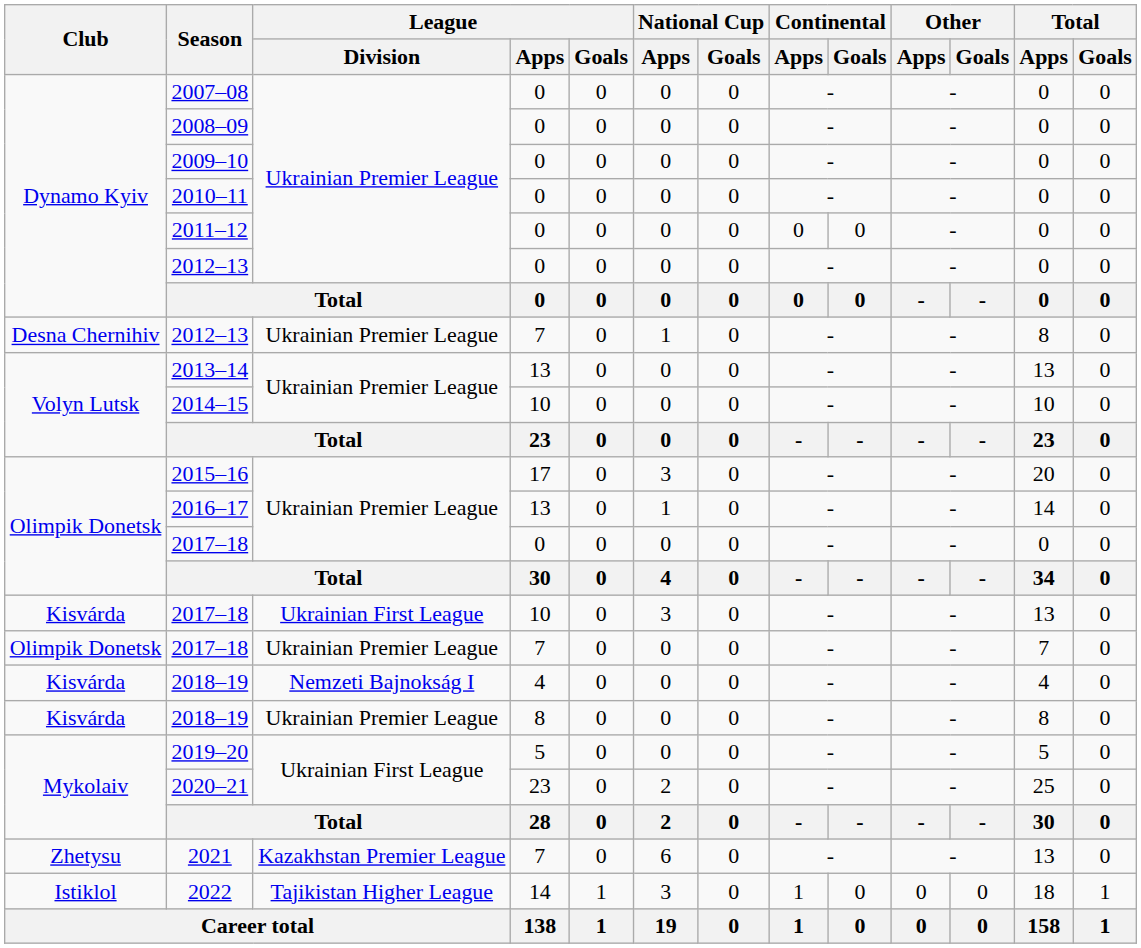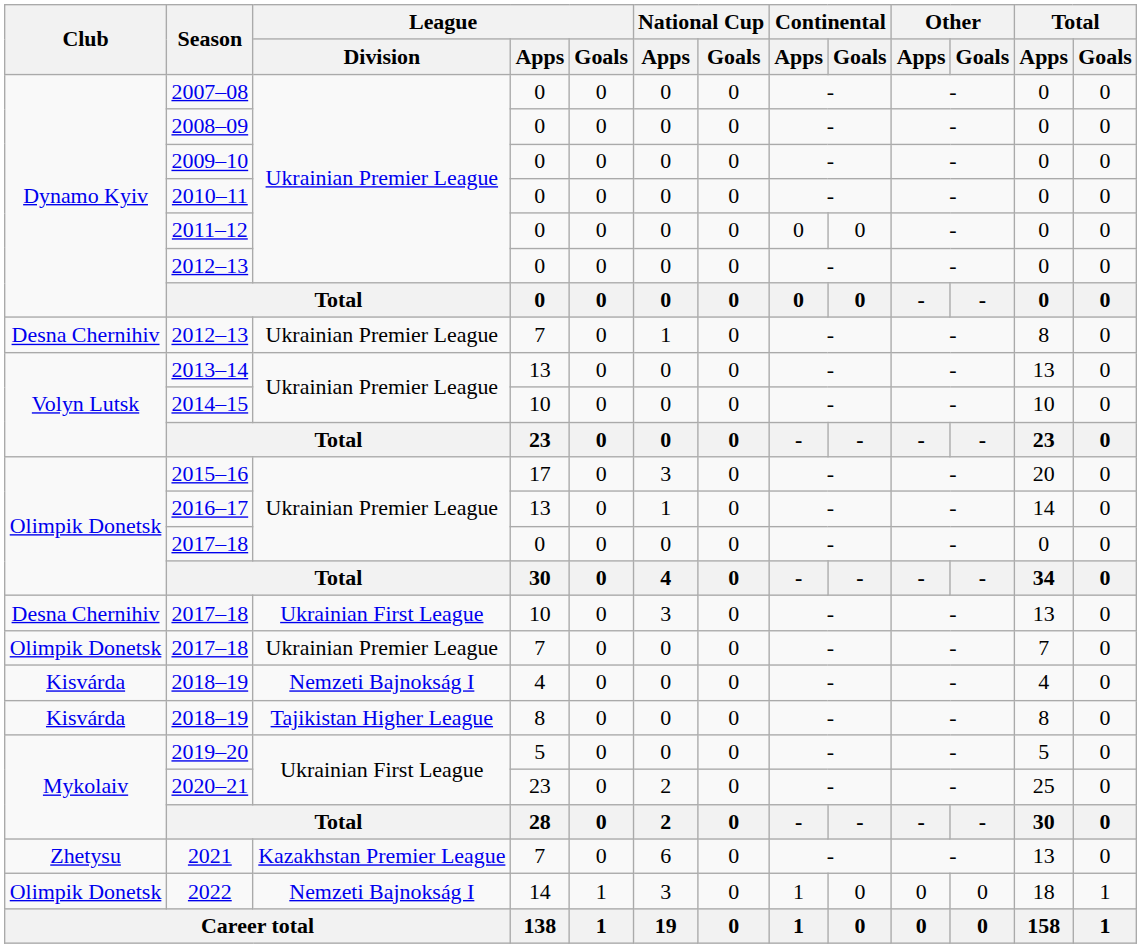(86, 612) Kisvárda -> (86, 612) Desna Chernihiv
(382, 717) Ukrainian Premier League -> (382, 717) Tajikistan Higher League
(86, 890) Istiklol -> (86, 890) Olimpik Donetsk
(382, 890) Tajikistan Higher League -> (382, 890) Nemzeti Bajnokság I
